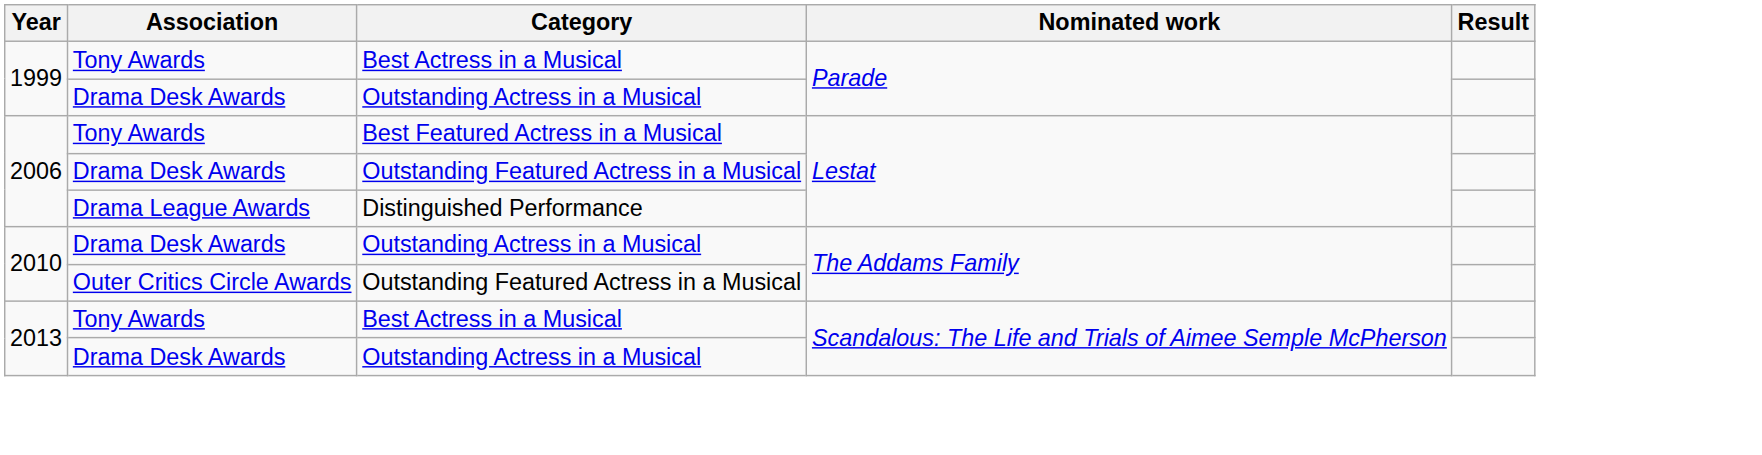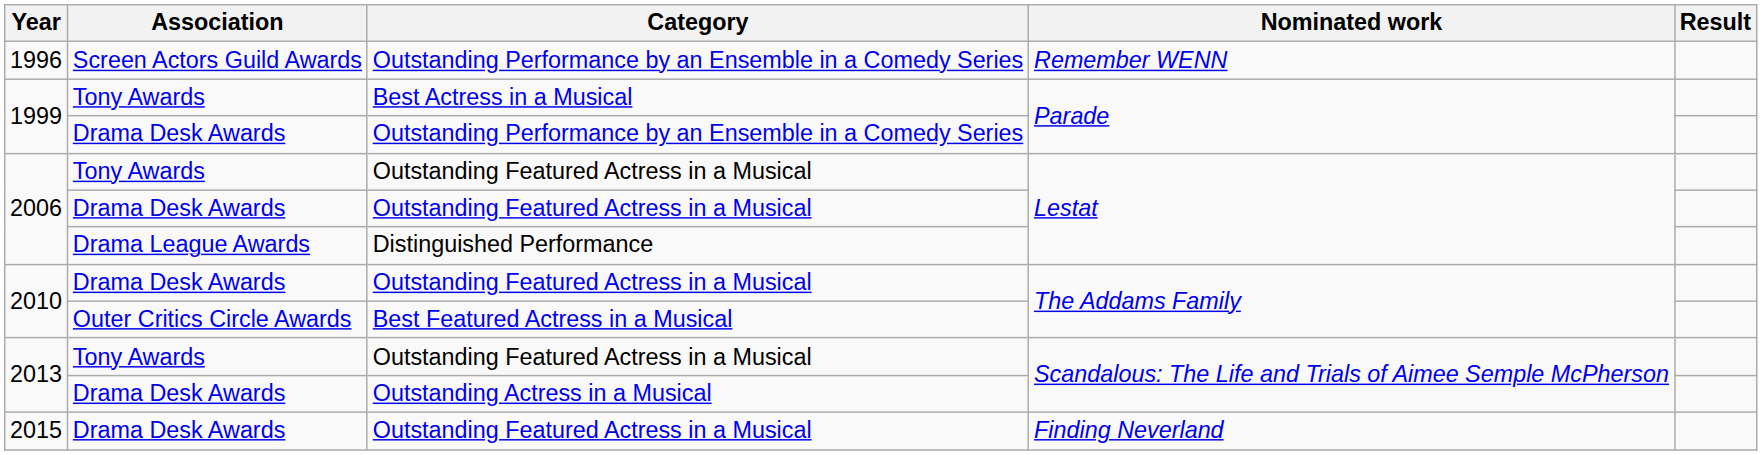+ row: (36, 60)
(532, 97) Outstanding Actress in a Musical -> (698, 134) Outstanding Performance by an Ensemble in a Comedy Series
(542, 134) Best Featured Actress in a Musical -> (592, 171) Outstanding Featured Actress in a Musical
(532, 245) Outstanding Actress in a Musical -> (592, 282) Outstanding Featured Actress in a Musical
(582, 282) Outstanding Featured Actress in a Musical -> (553, 319) Best Featured Actress in a Musical
(492, 319) Best Actress in a Musical -> (592, 356) Outstanding Featured Actress in a Musical
+ row: (36, 430)
